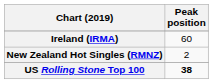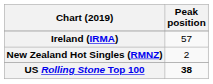(186, 39) 60 -> (186, 39) 57
